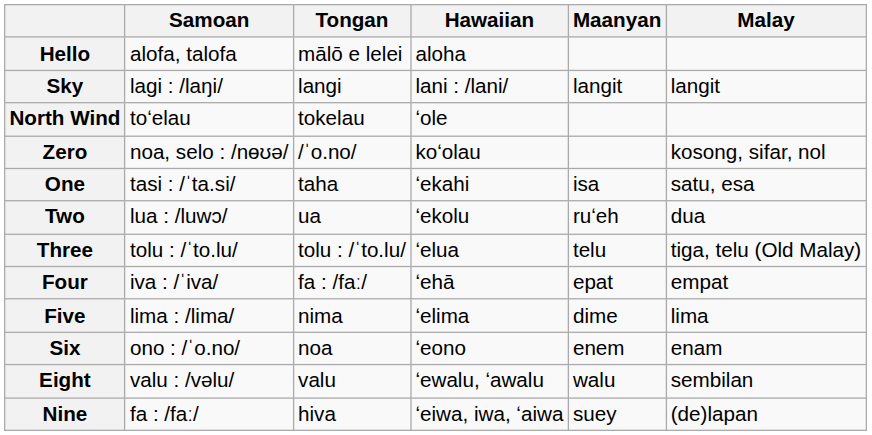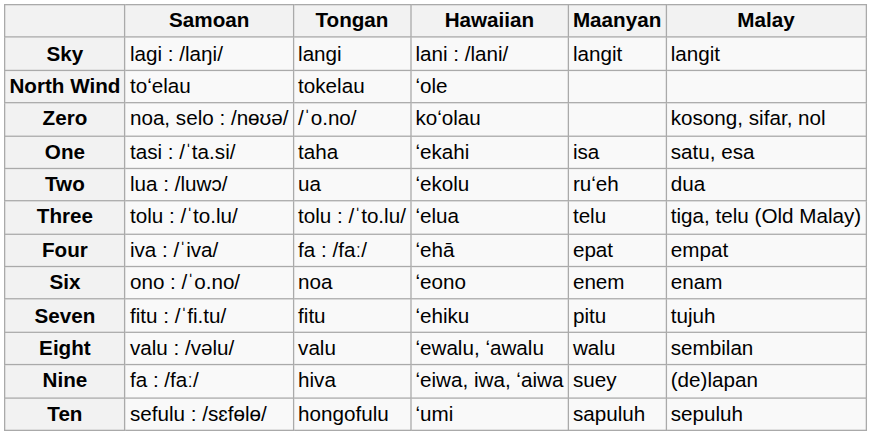- row: (65, 53)
- row: (65, 315)
+ row: (65, 315)
+ row: (65, 413)
